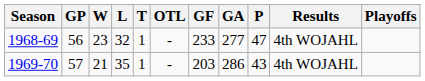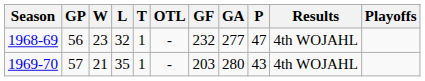(204, 40) 233 -> (204, 40) 232
(233, 64) 286 -> (233, 64) 280
